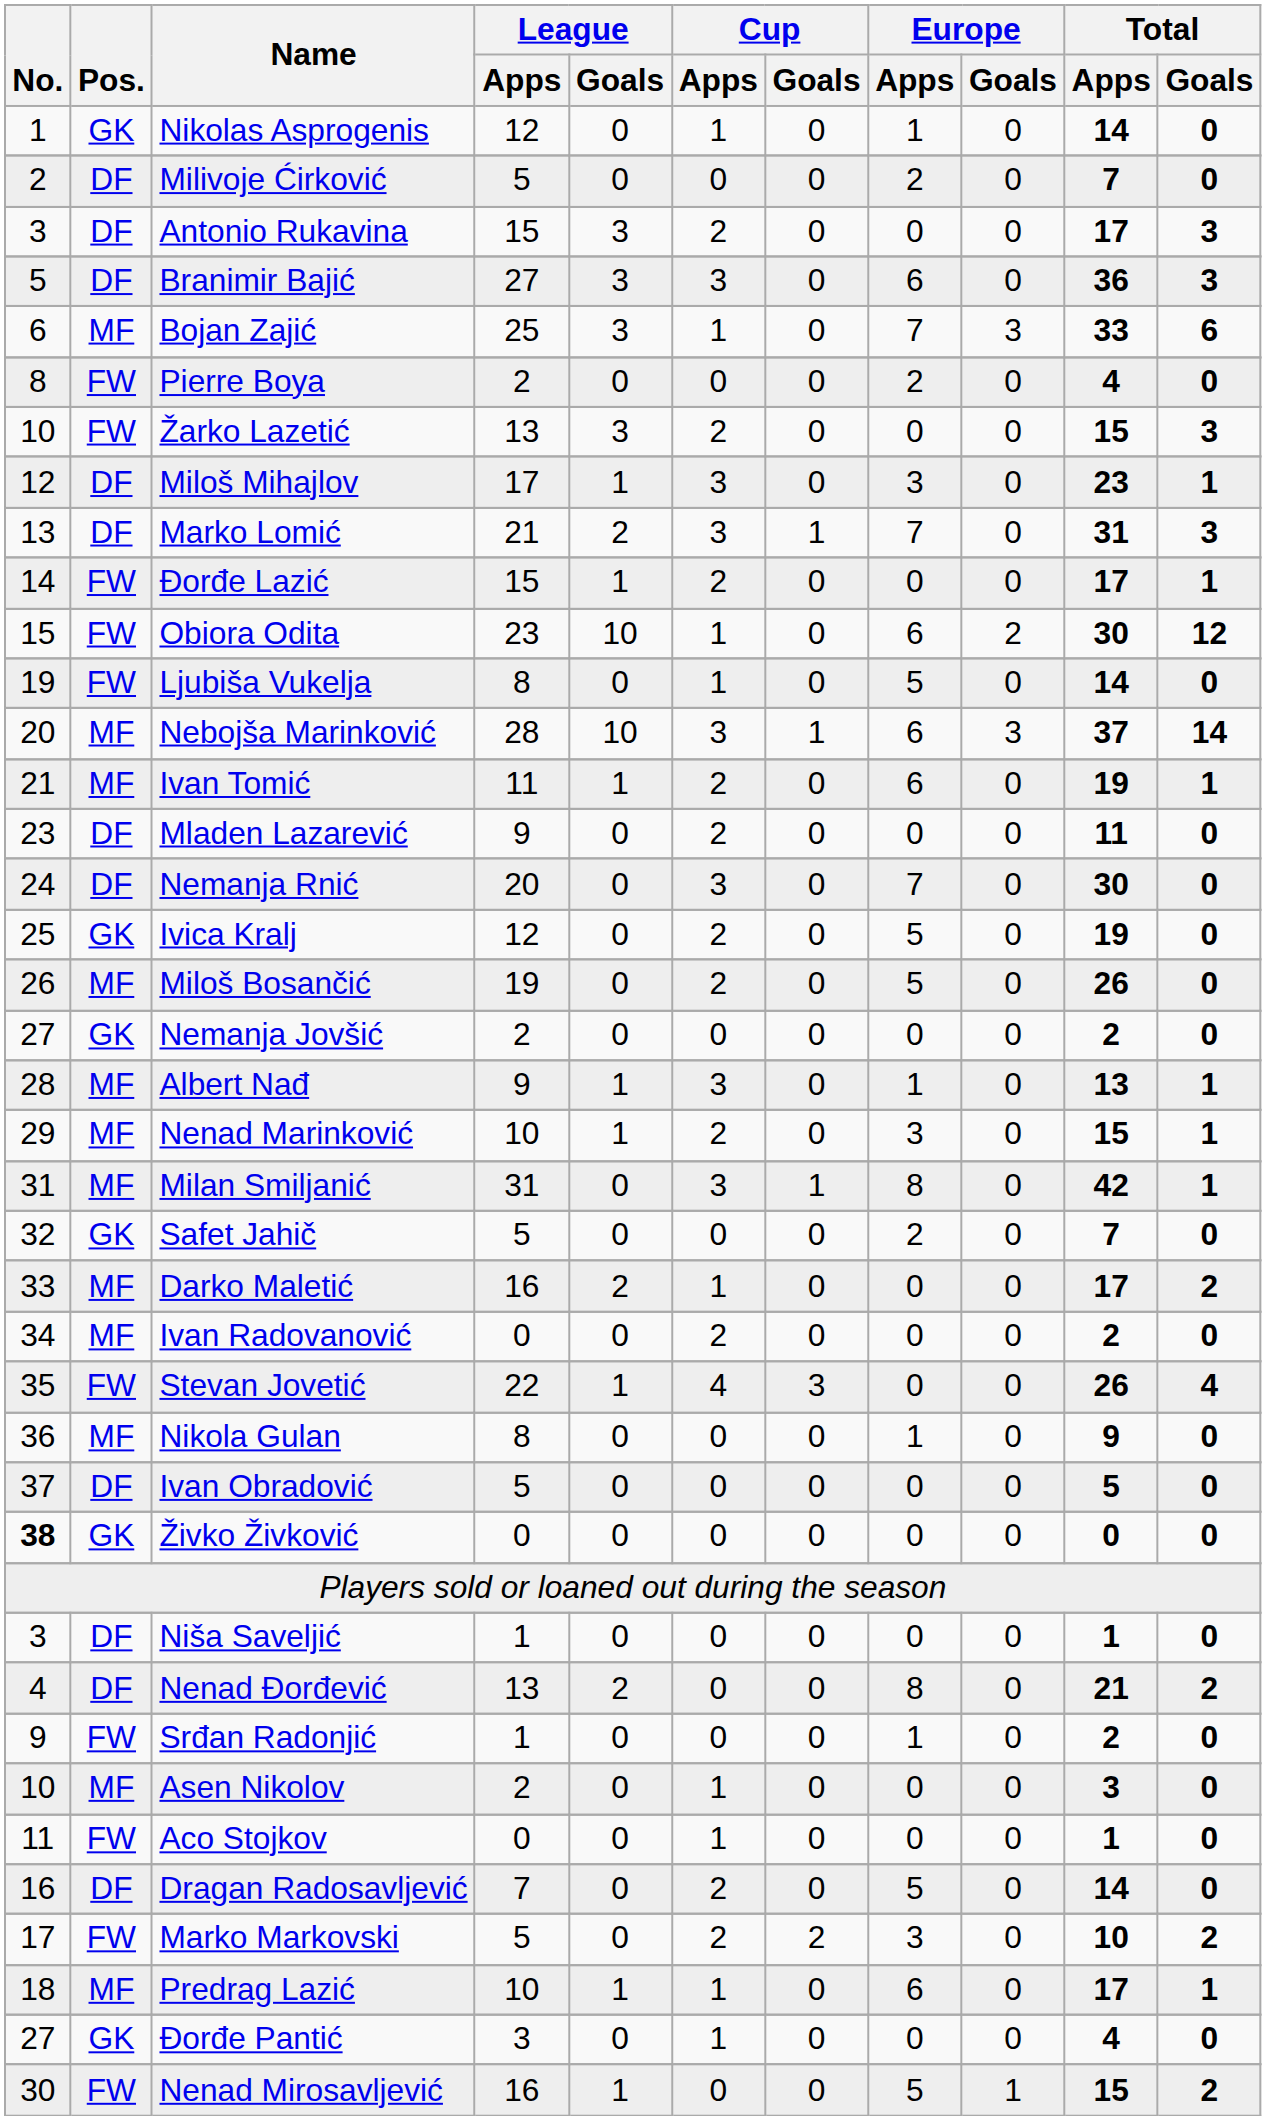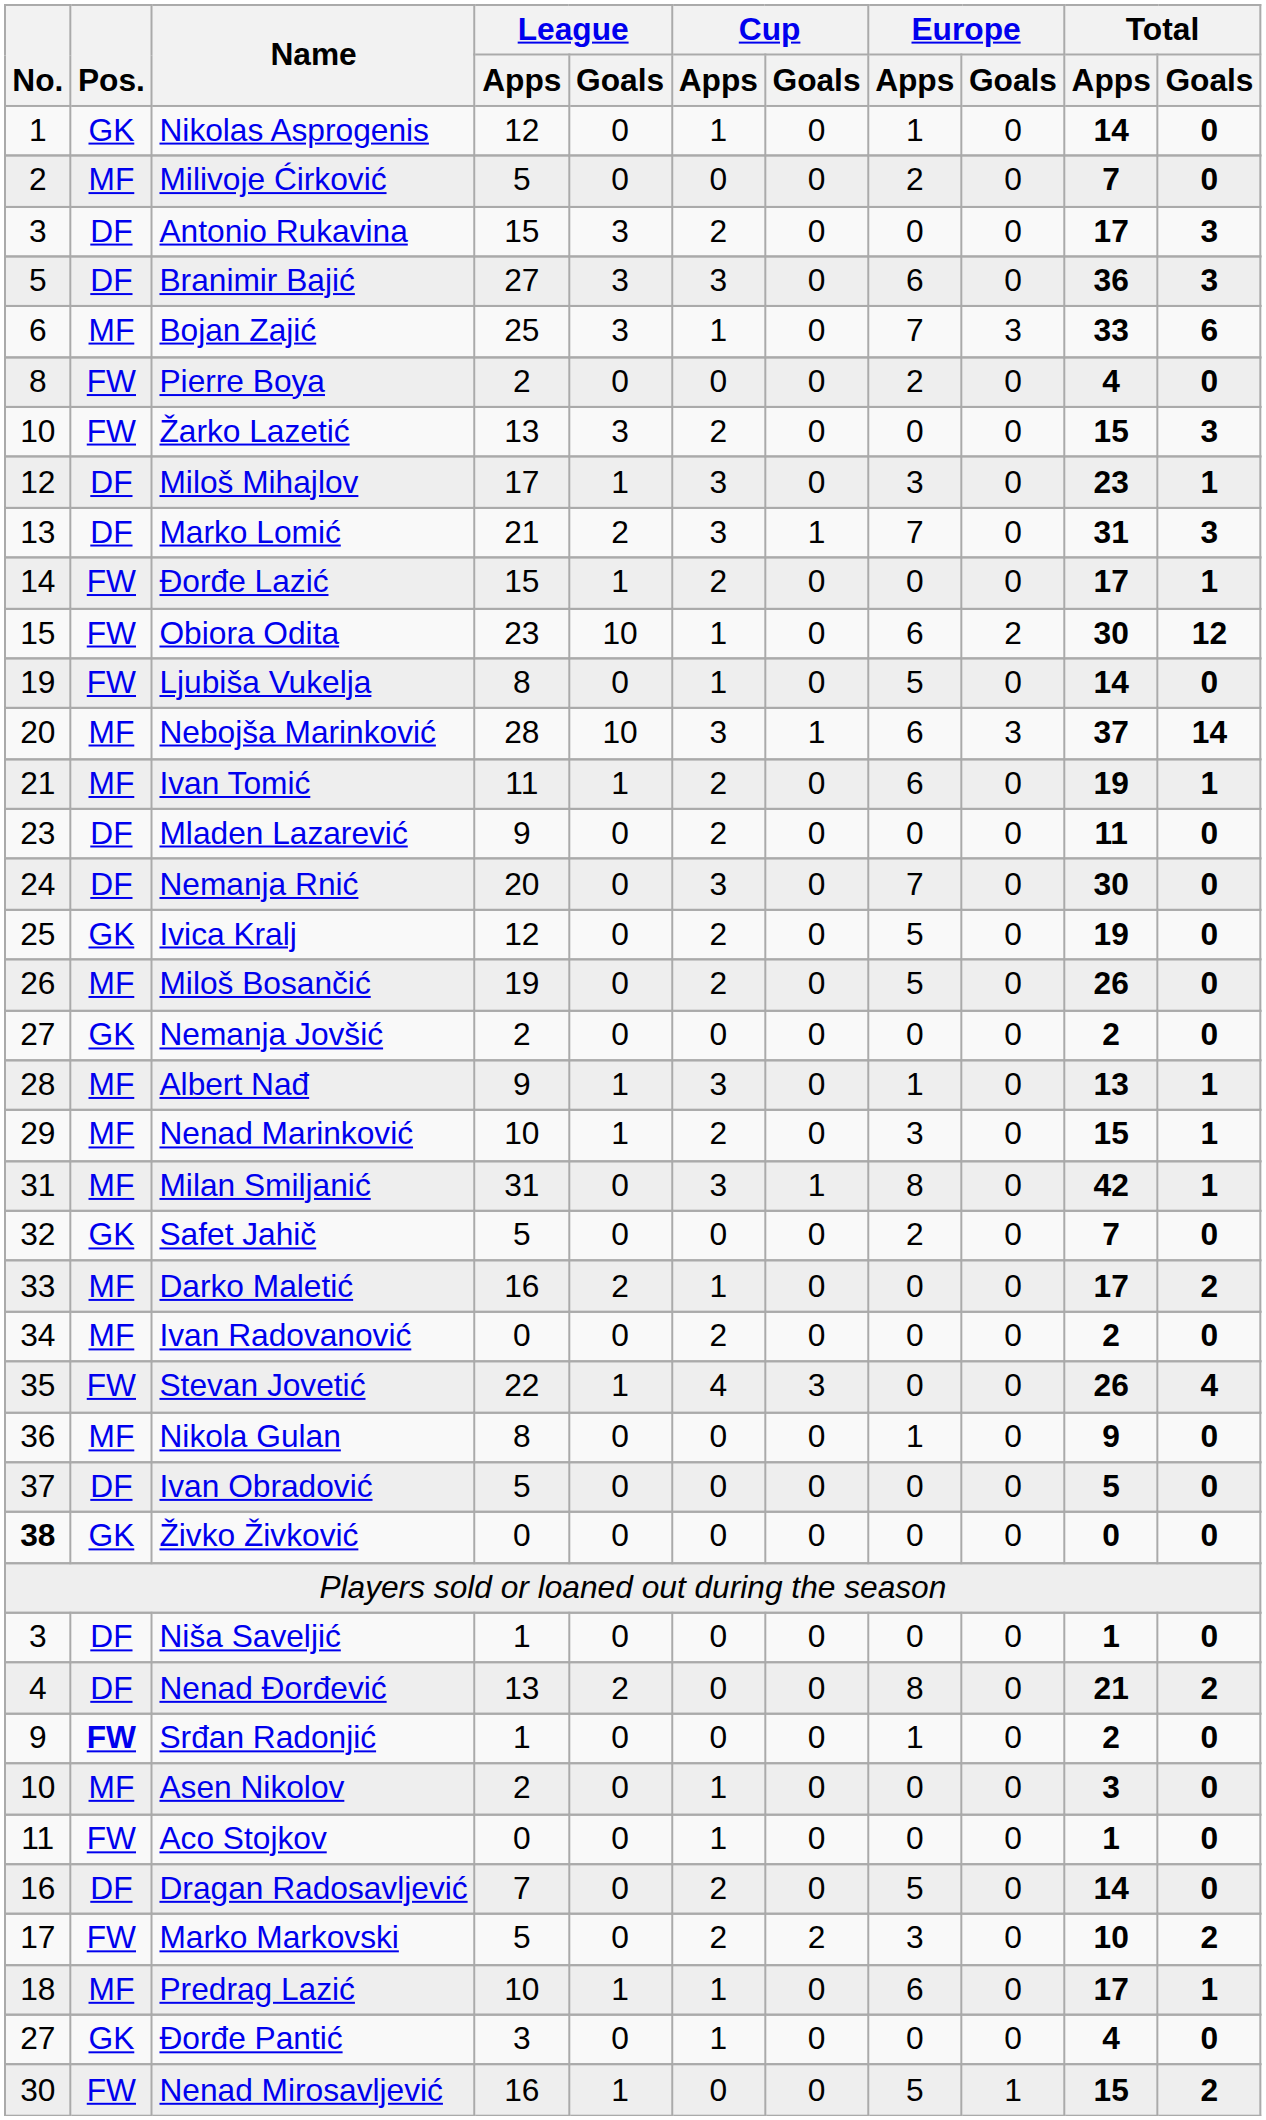(111, 180) DF -> (111, 180) MF
(111, 1737) normal -> (111, 1737) bold
